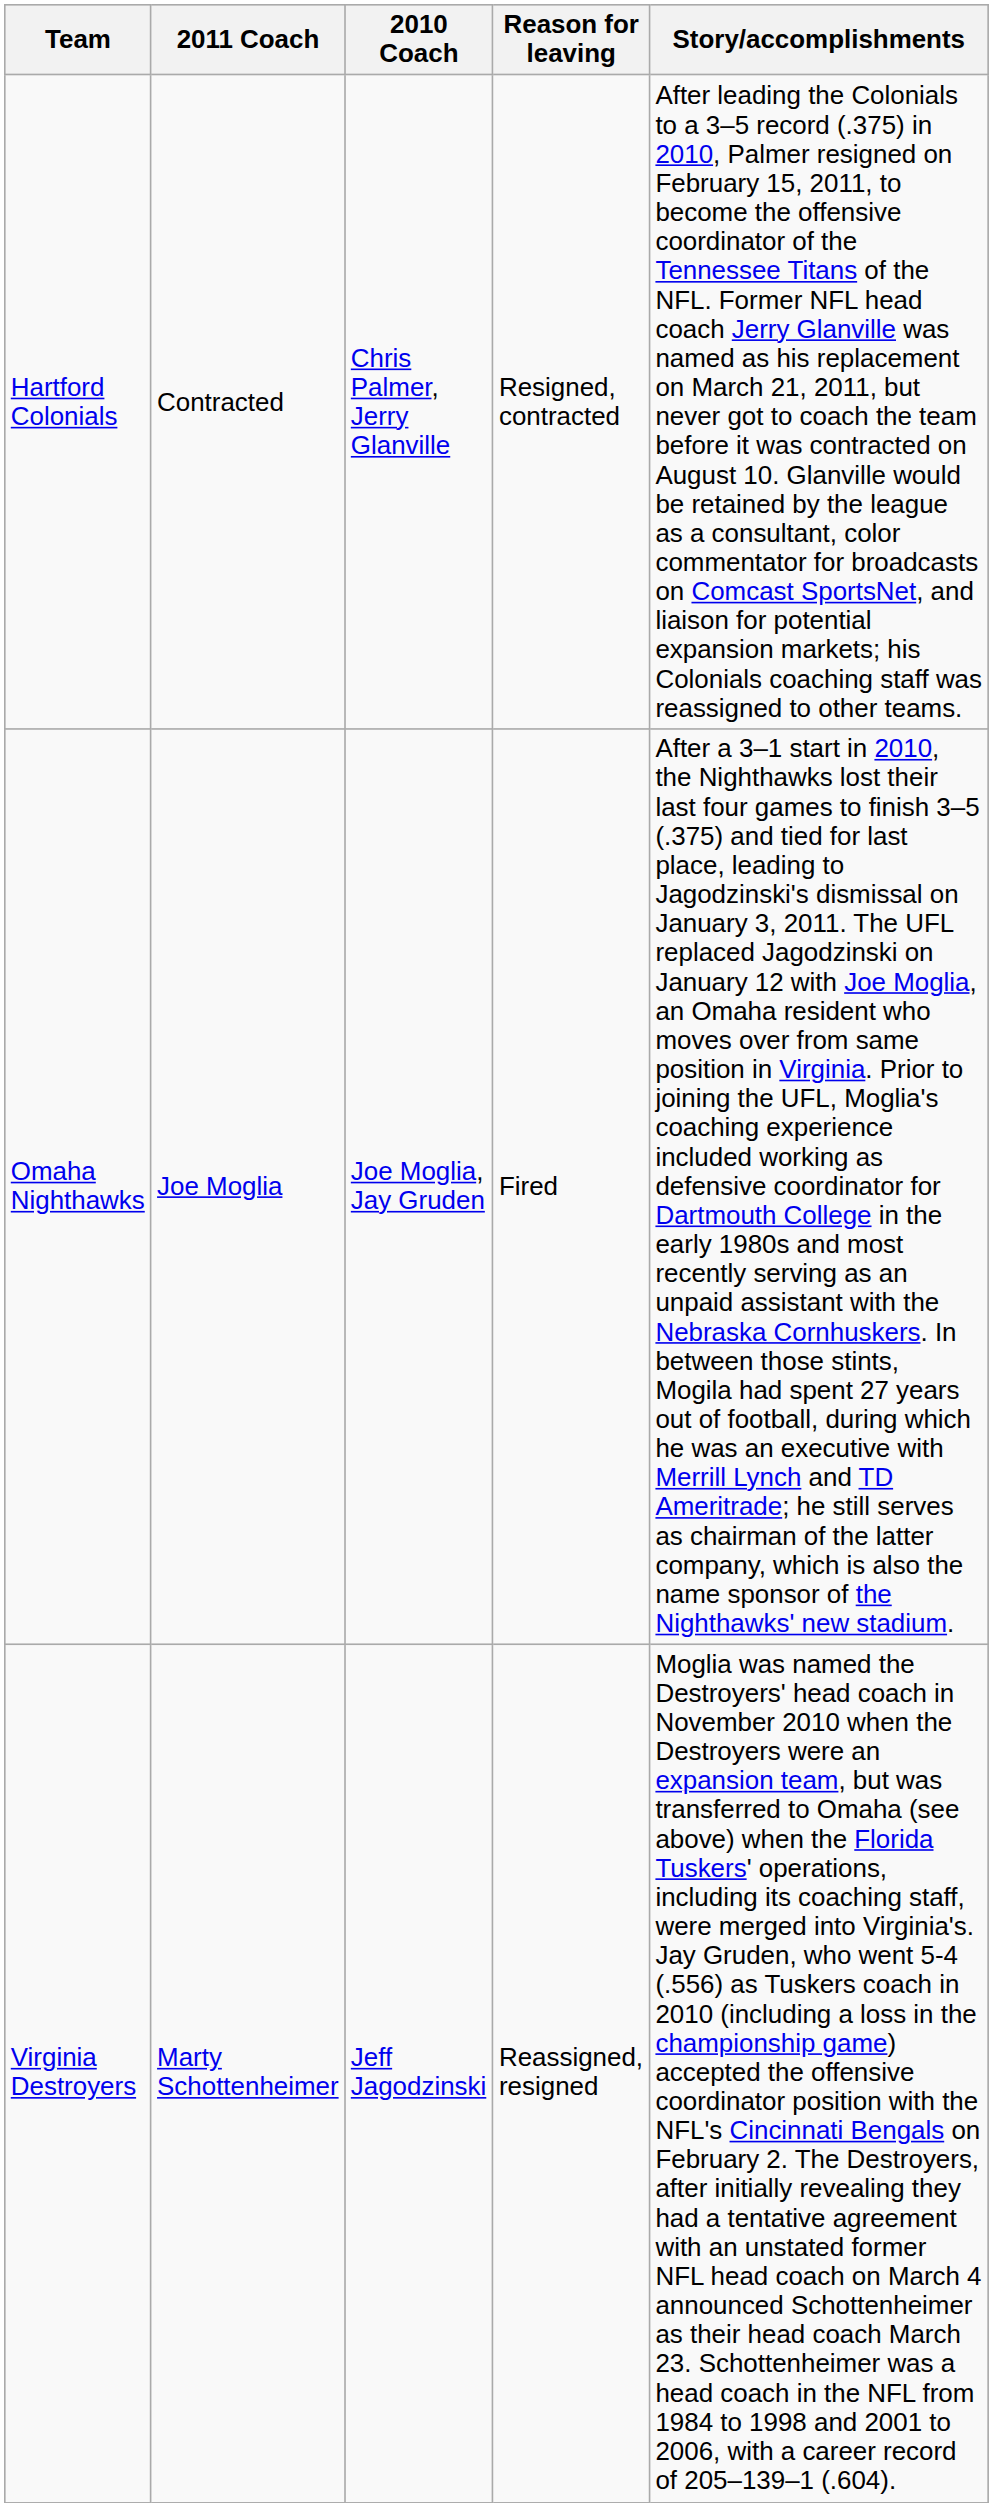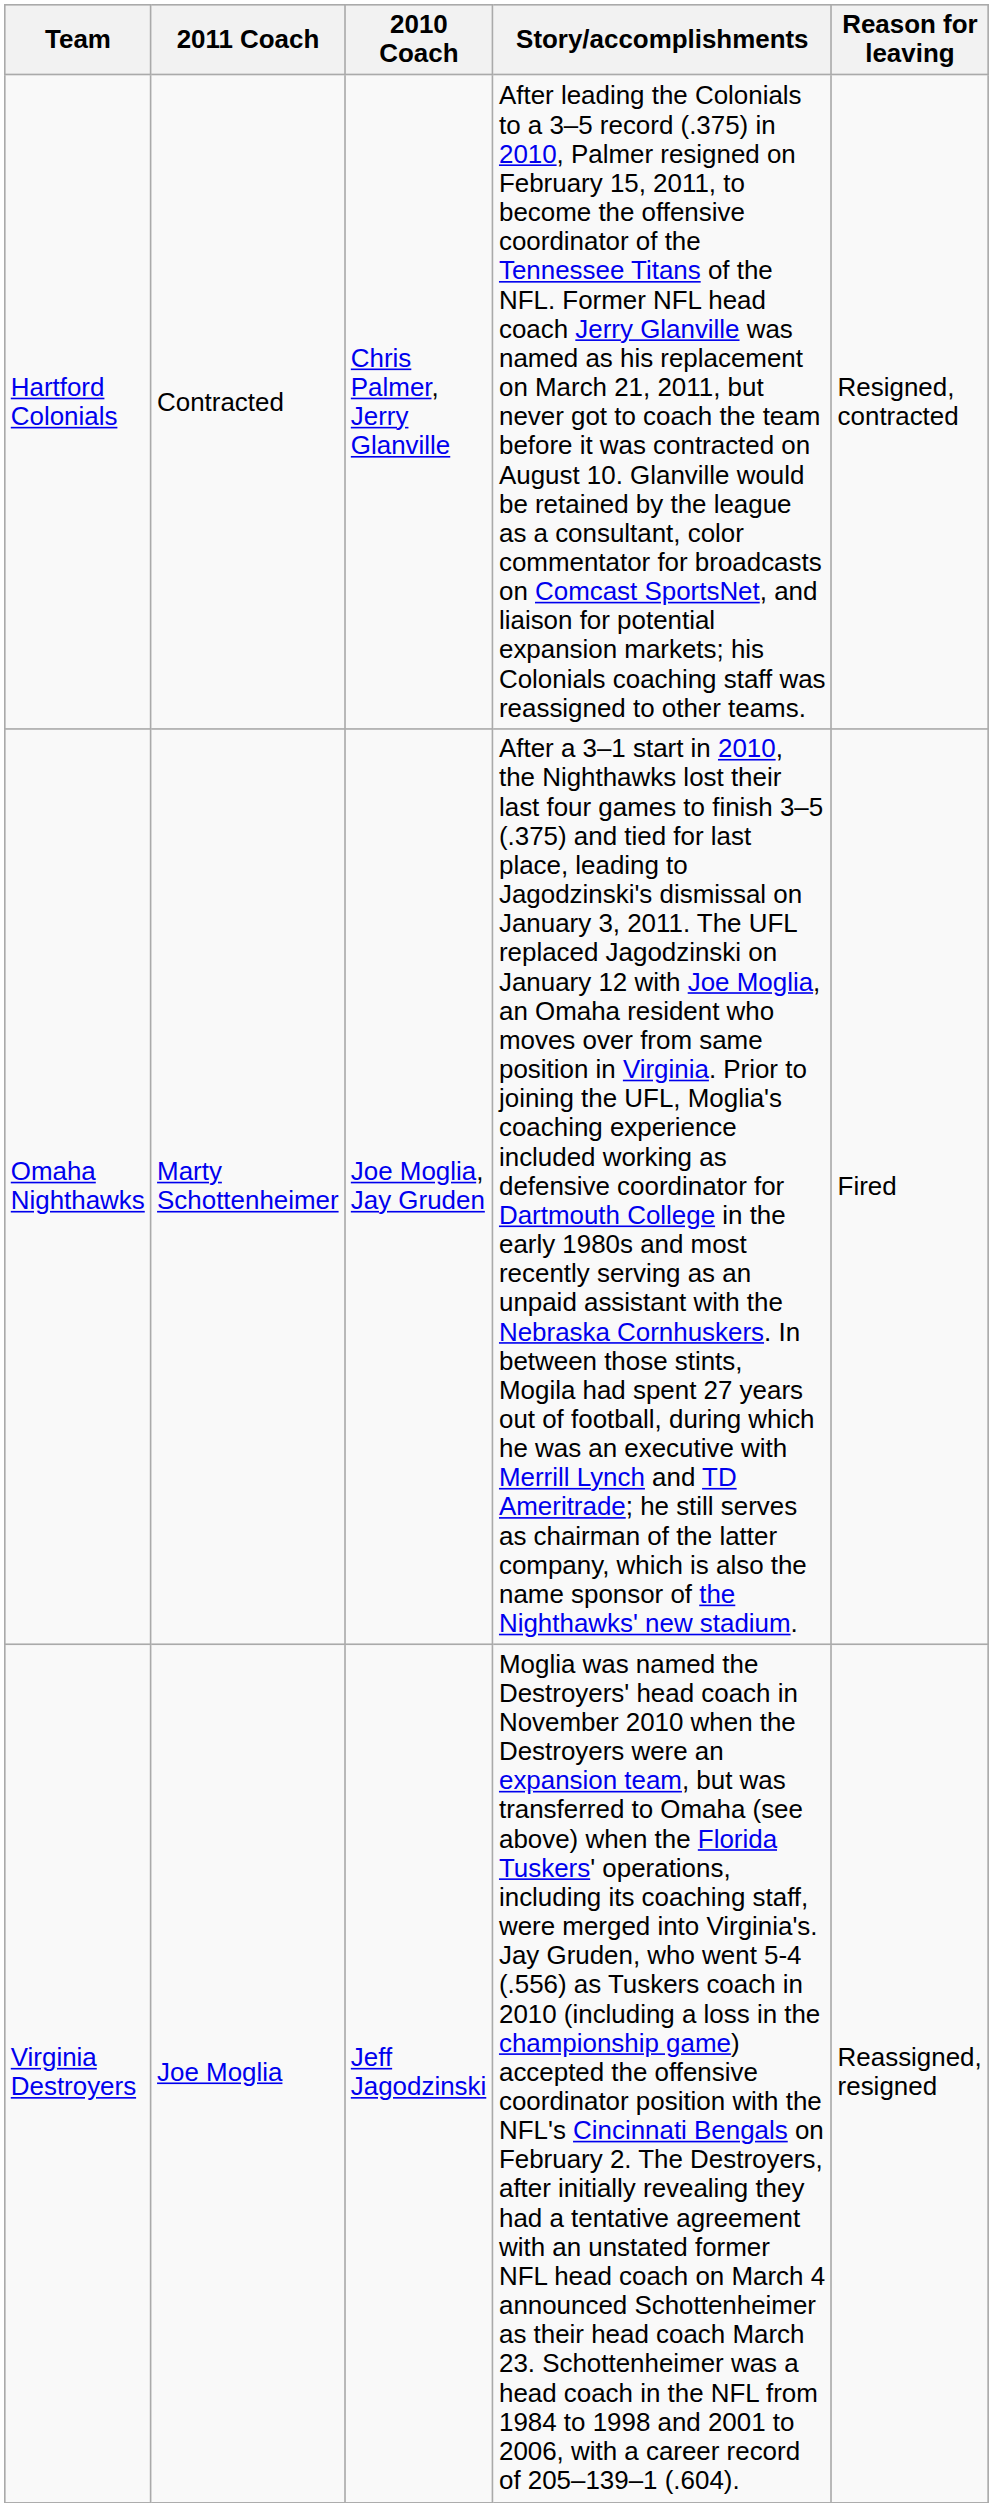columns swapped: (571, 39) <-> (819, 39)
(220, 1186) Joe Moglia -> (248, 1186) Marty Schottenheimer
(248, 2072) Marty Schottenheimer -> (220, 2072) Joe Moglia
